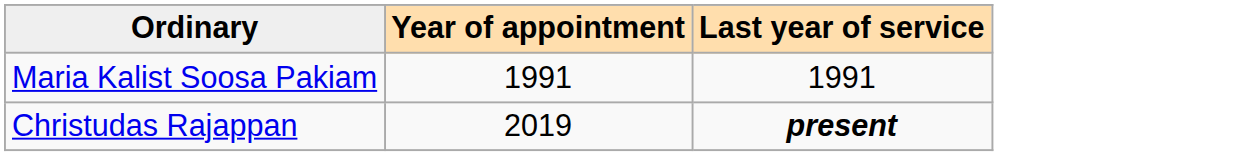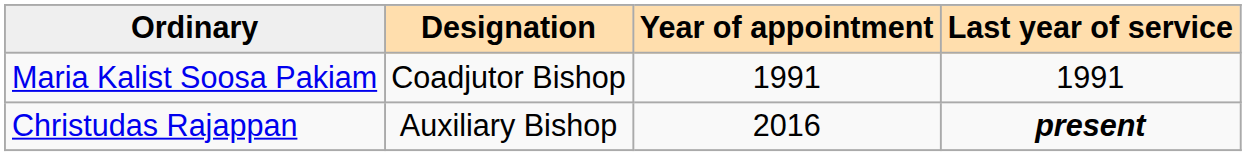+ column: (508, 28)
(538, 125) 2019 -> (787, 125) 2016
